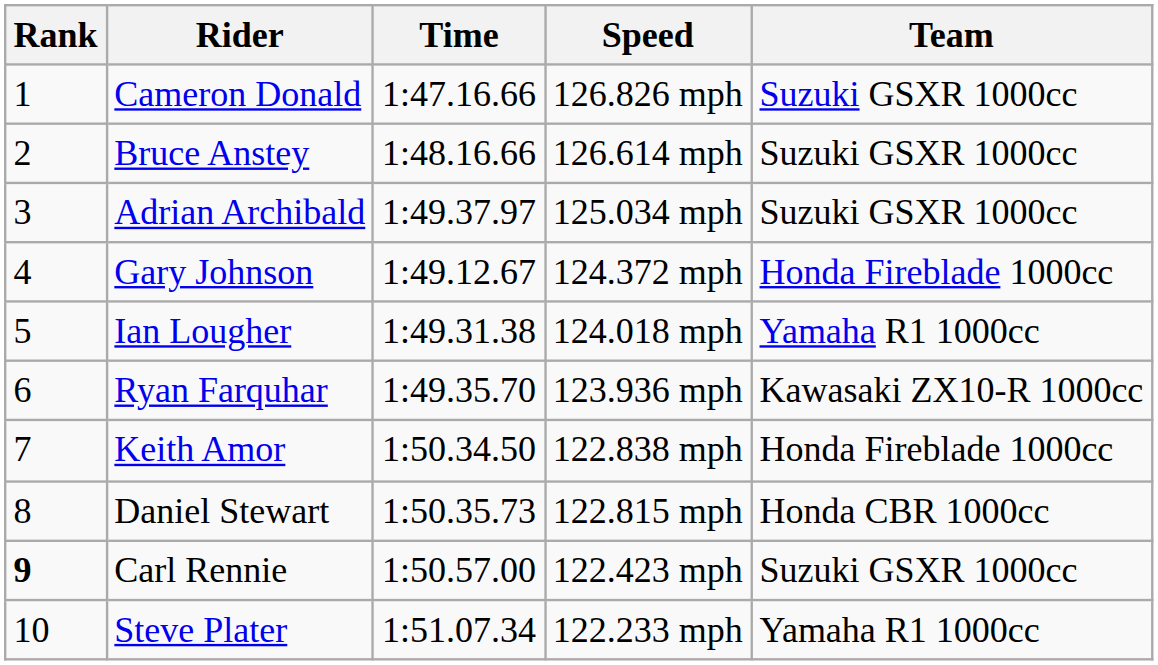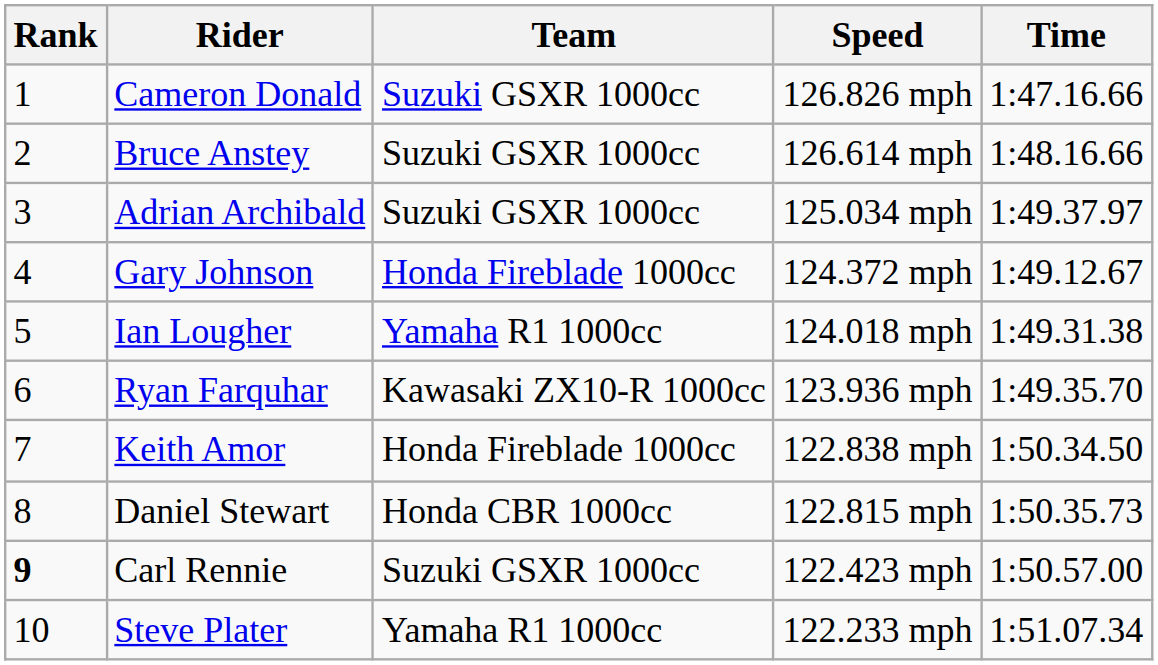columns swapped: (951, 34) <-> (459, 34)
